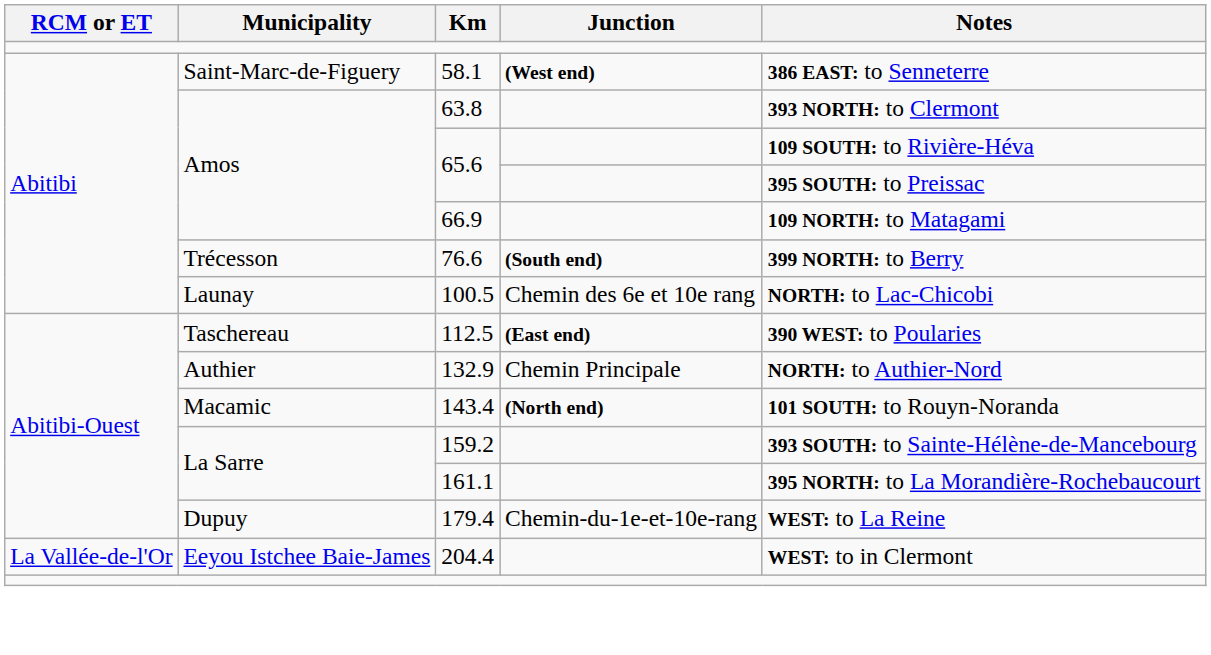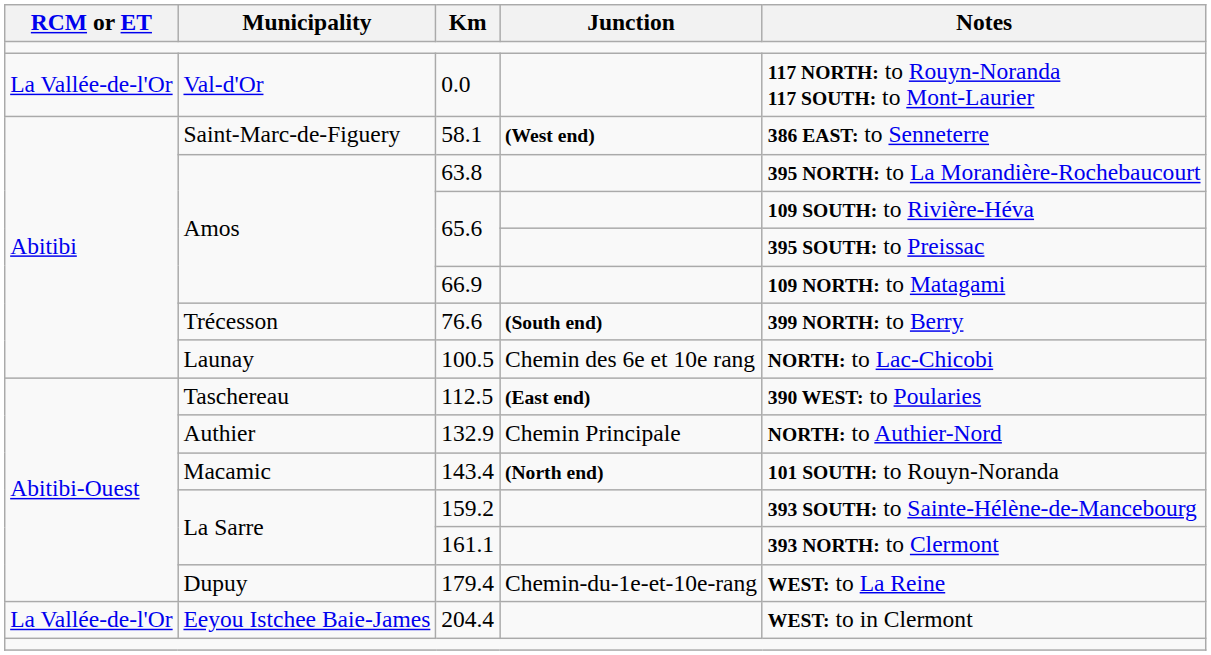+ row: (223, 84)
(883, 108) 393 NORTH: to Clermont -> (984, 172) 395 NORTH: to La Morandière-Rochebaucourt
(984, 481) 395 NORTH: to La Morandière-Rochebaucourt -> (883, 545) 393 NORTH: to Clermont
